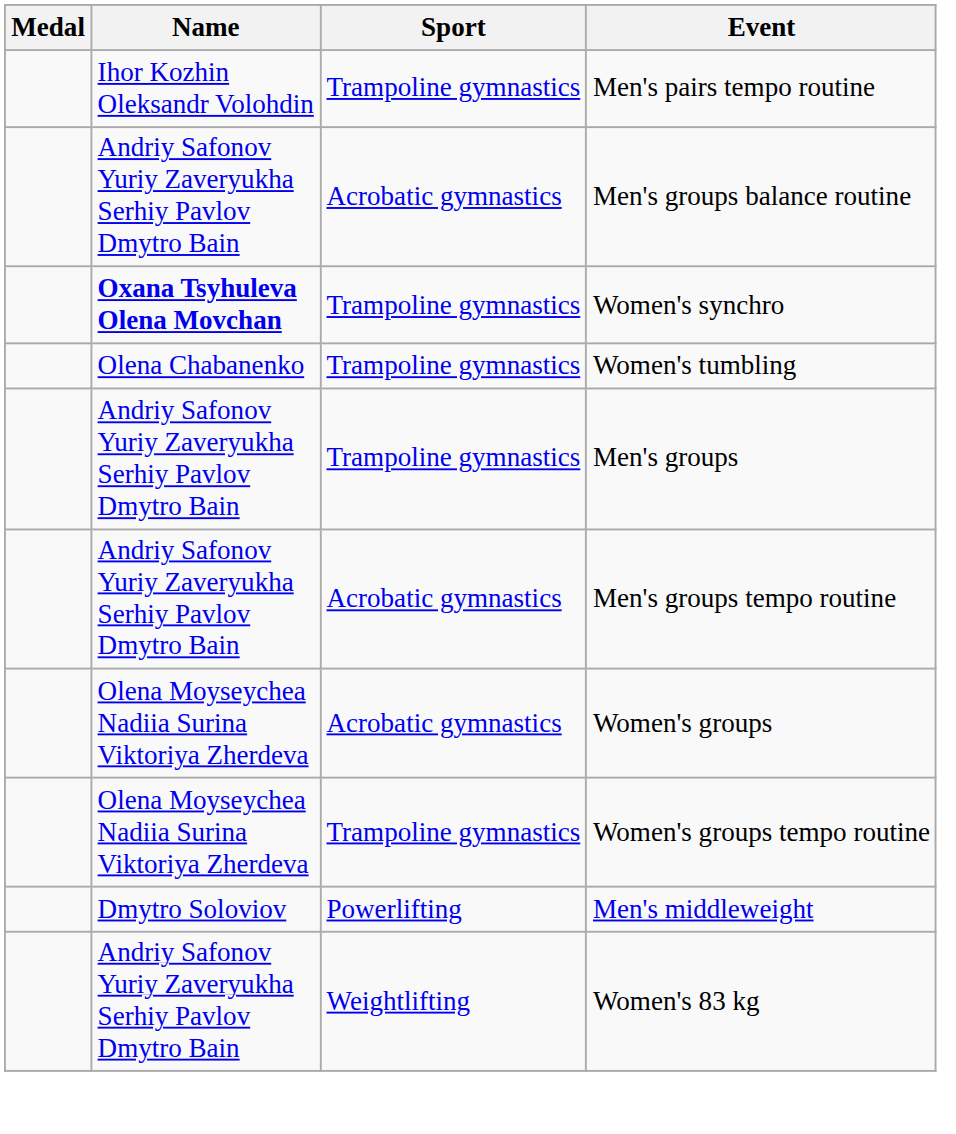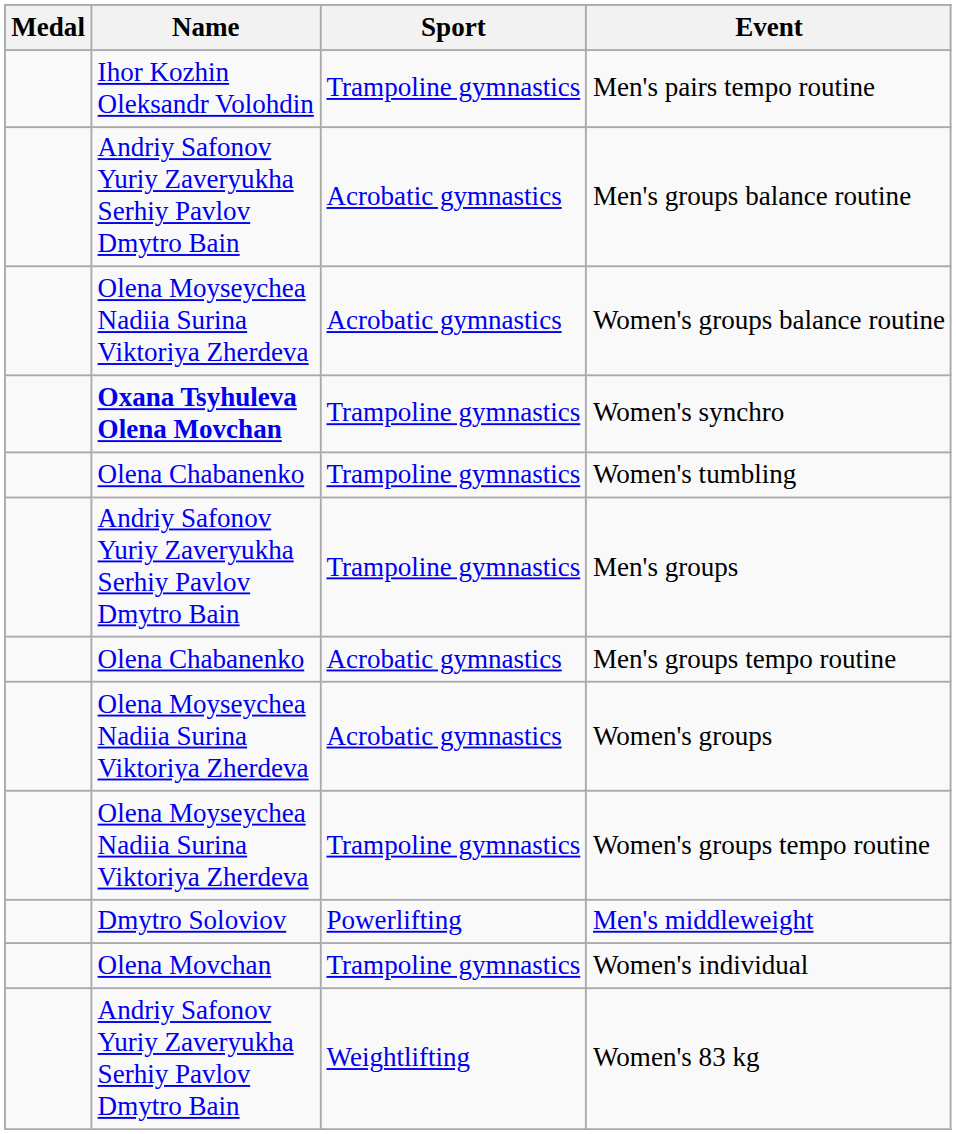+ row: (769, 320)
(196, 598) Andriy Safonov Yuriy Zaveryukha Serhiy Pavlov Dmytro Bain -> (201, 659) Olena Chabanenko
+ row: (701, 965)
